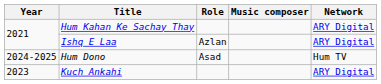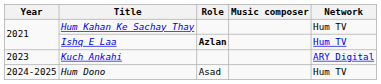(344, 27) ARY Digital -> (330, 27) Hum TV
(213, 42) normal -> (213, 42) bold
(344, 42) ARY Digital -> (330, 42) Hum TV
rows swapped: (92, 72) <-> (83, 57)
